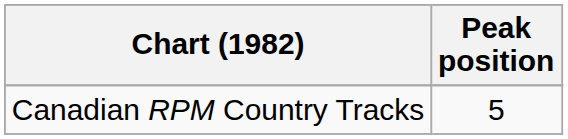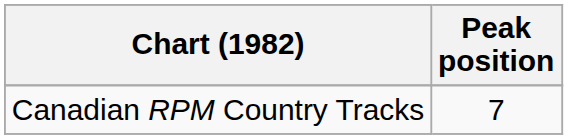(496, 109) 5 -> (496, 109) 7
